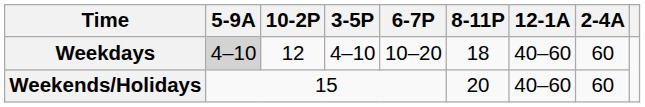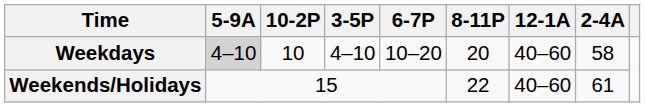(293, 53) 12 -> (293, 53) 10
(478, 53) 18 -> (478, 53) 20
(603, 53) 60 -> (603, 53) 58
(478, 85) 20 -> (478, 85) 22
(603, 85) 60 -> (603, 85) 61
